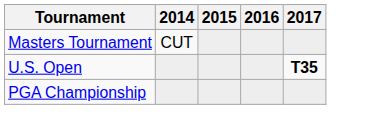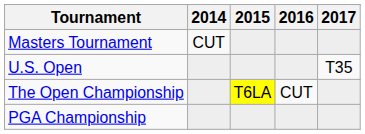(304, 67) bold -> (339, 67) normal
+ row: (96, 92)
